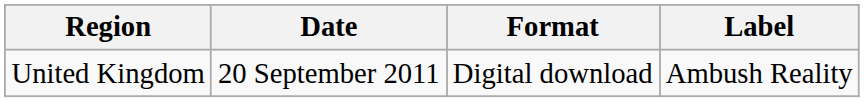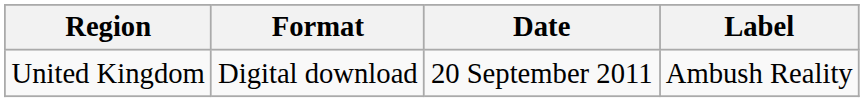columns swapped: (329, 27) <-> (553, 27)
